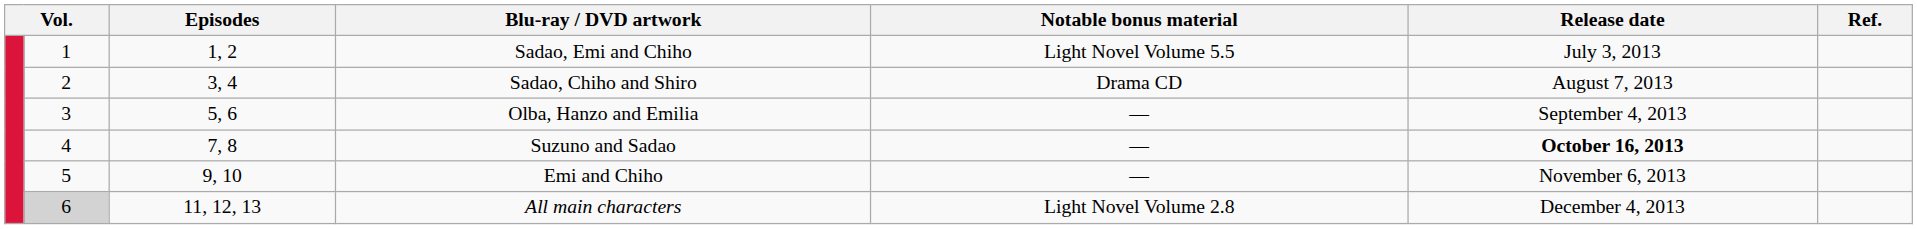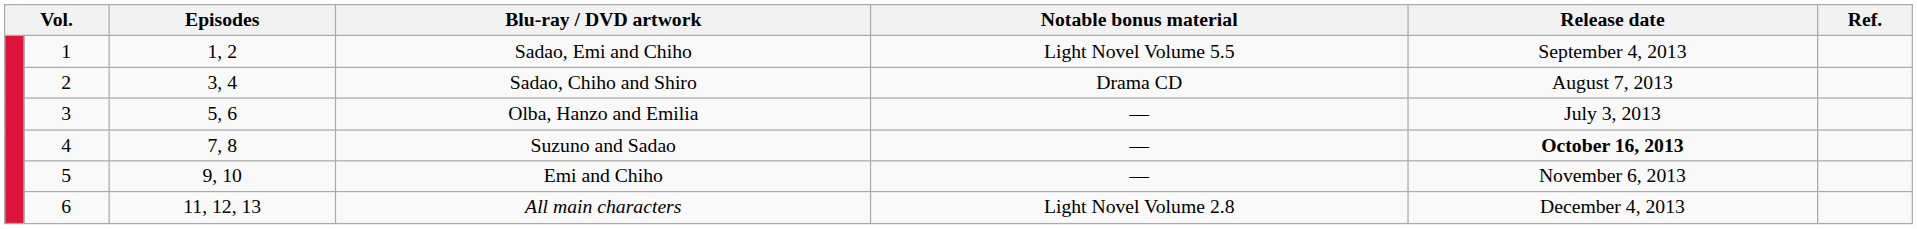(1612, 51) July 3, 2013 -> (1612, 51) September 4, 2013
(1612, 113) September 4, 2013 -> (1612, 113) July 3, 2013
(66, 207) lightgrey background -> (66, 207) no background
